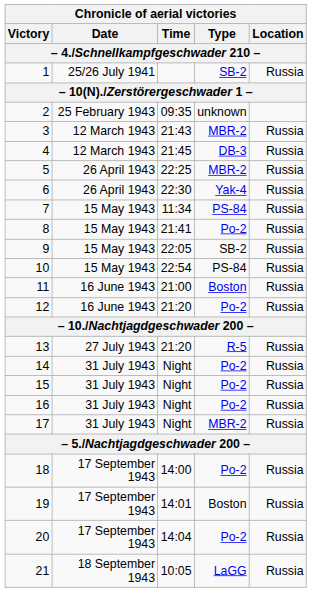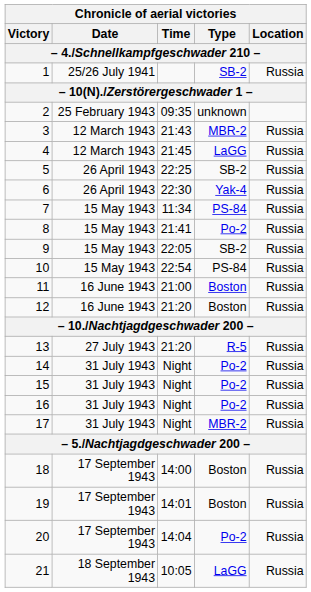(233, 151) DB-3 -> (230, 151) LaGG
(227, 170) MBR-2 -> (233, 170) SB-2
(234, 307) Po-2 -> (227, 307) Boston
(234, 470) Po-2 -> (227, 470) Boston
